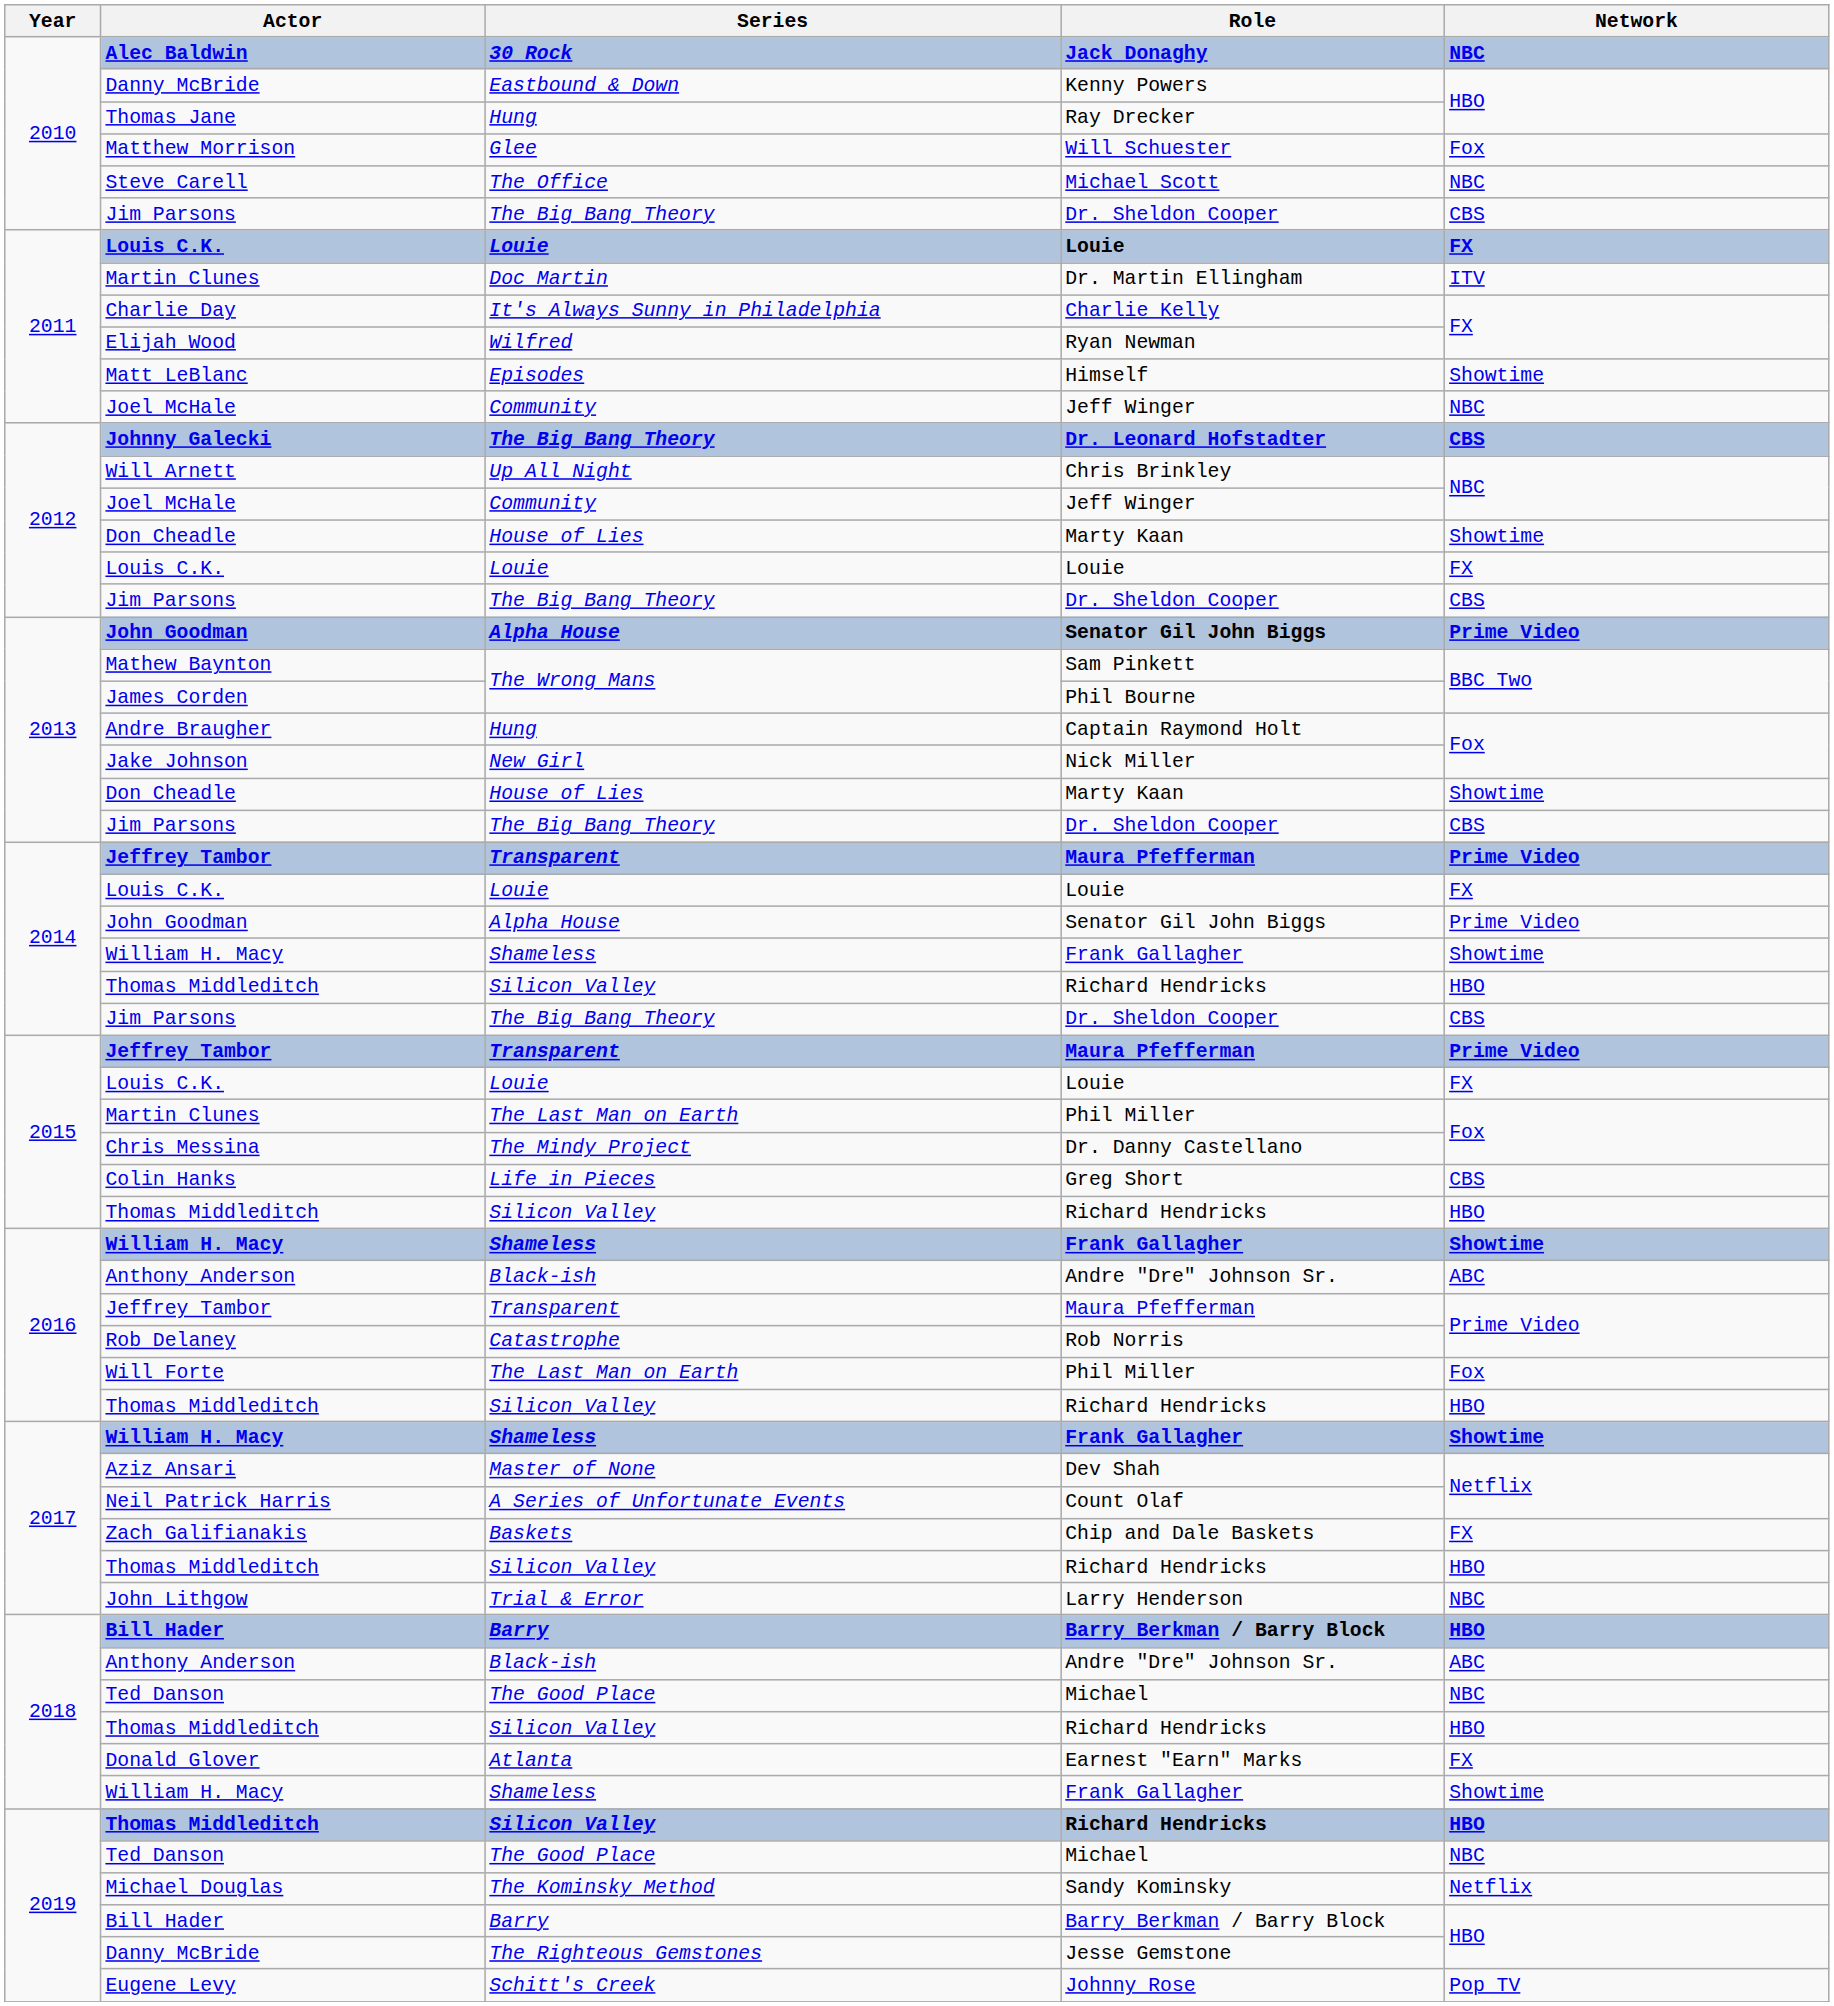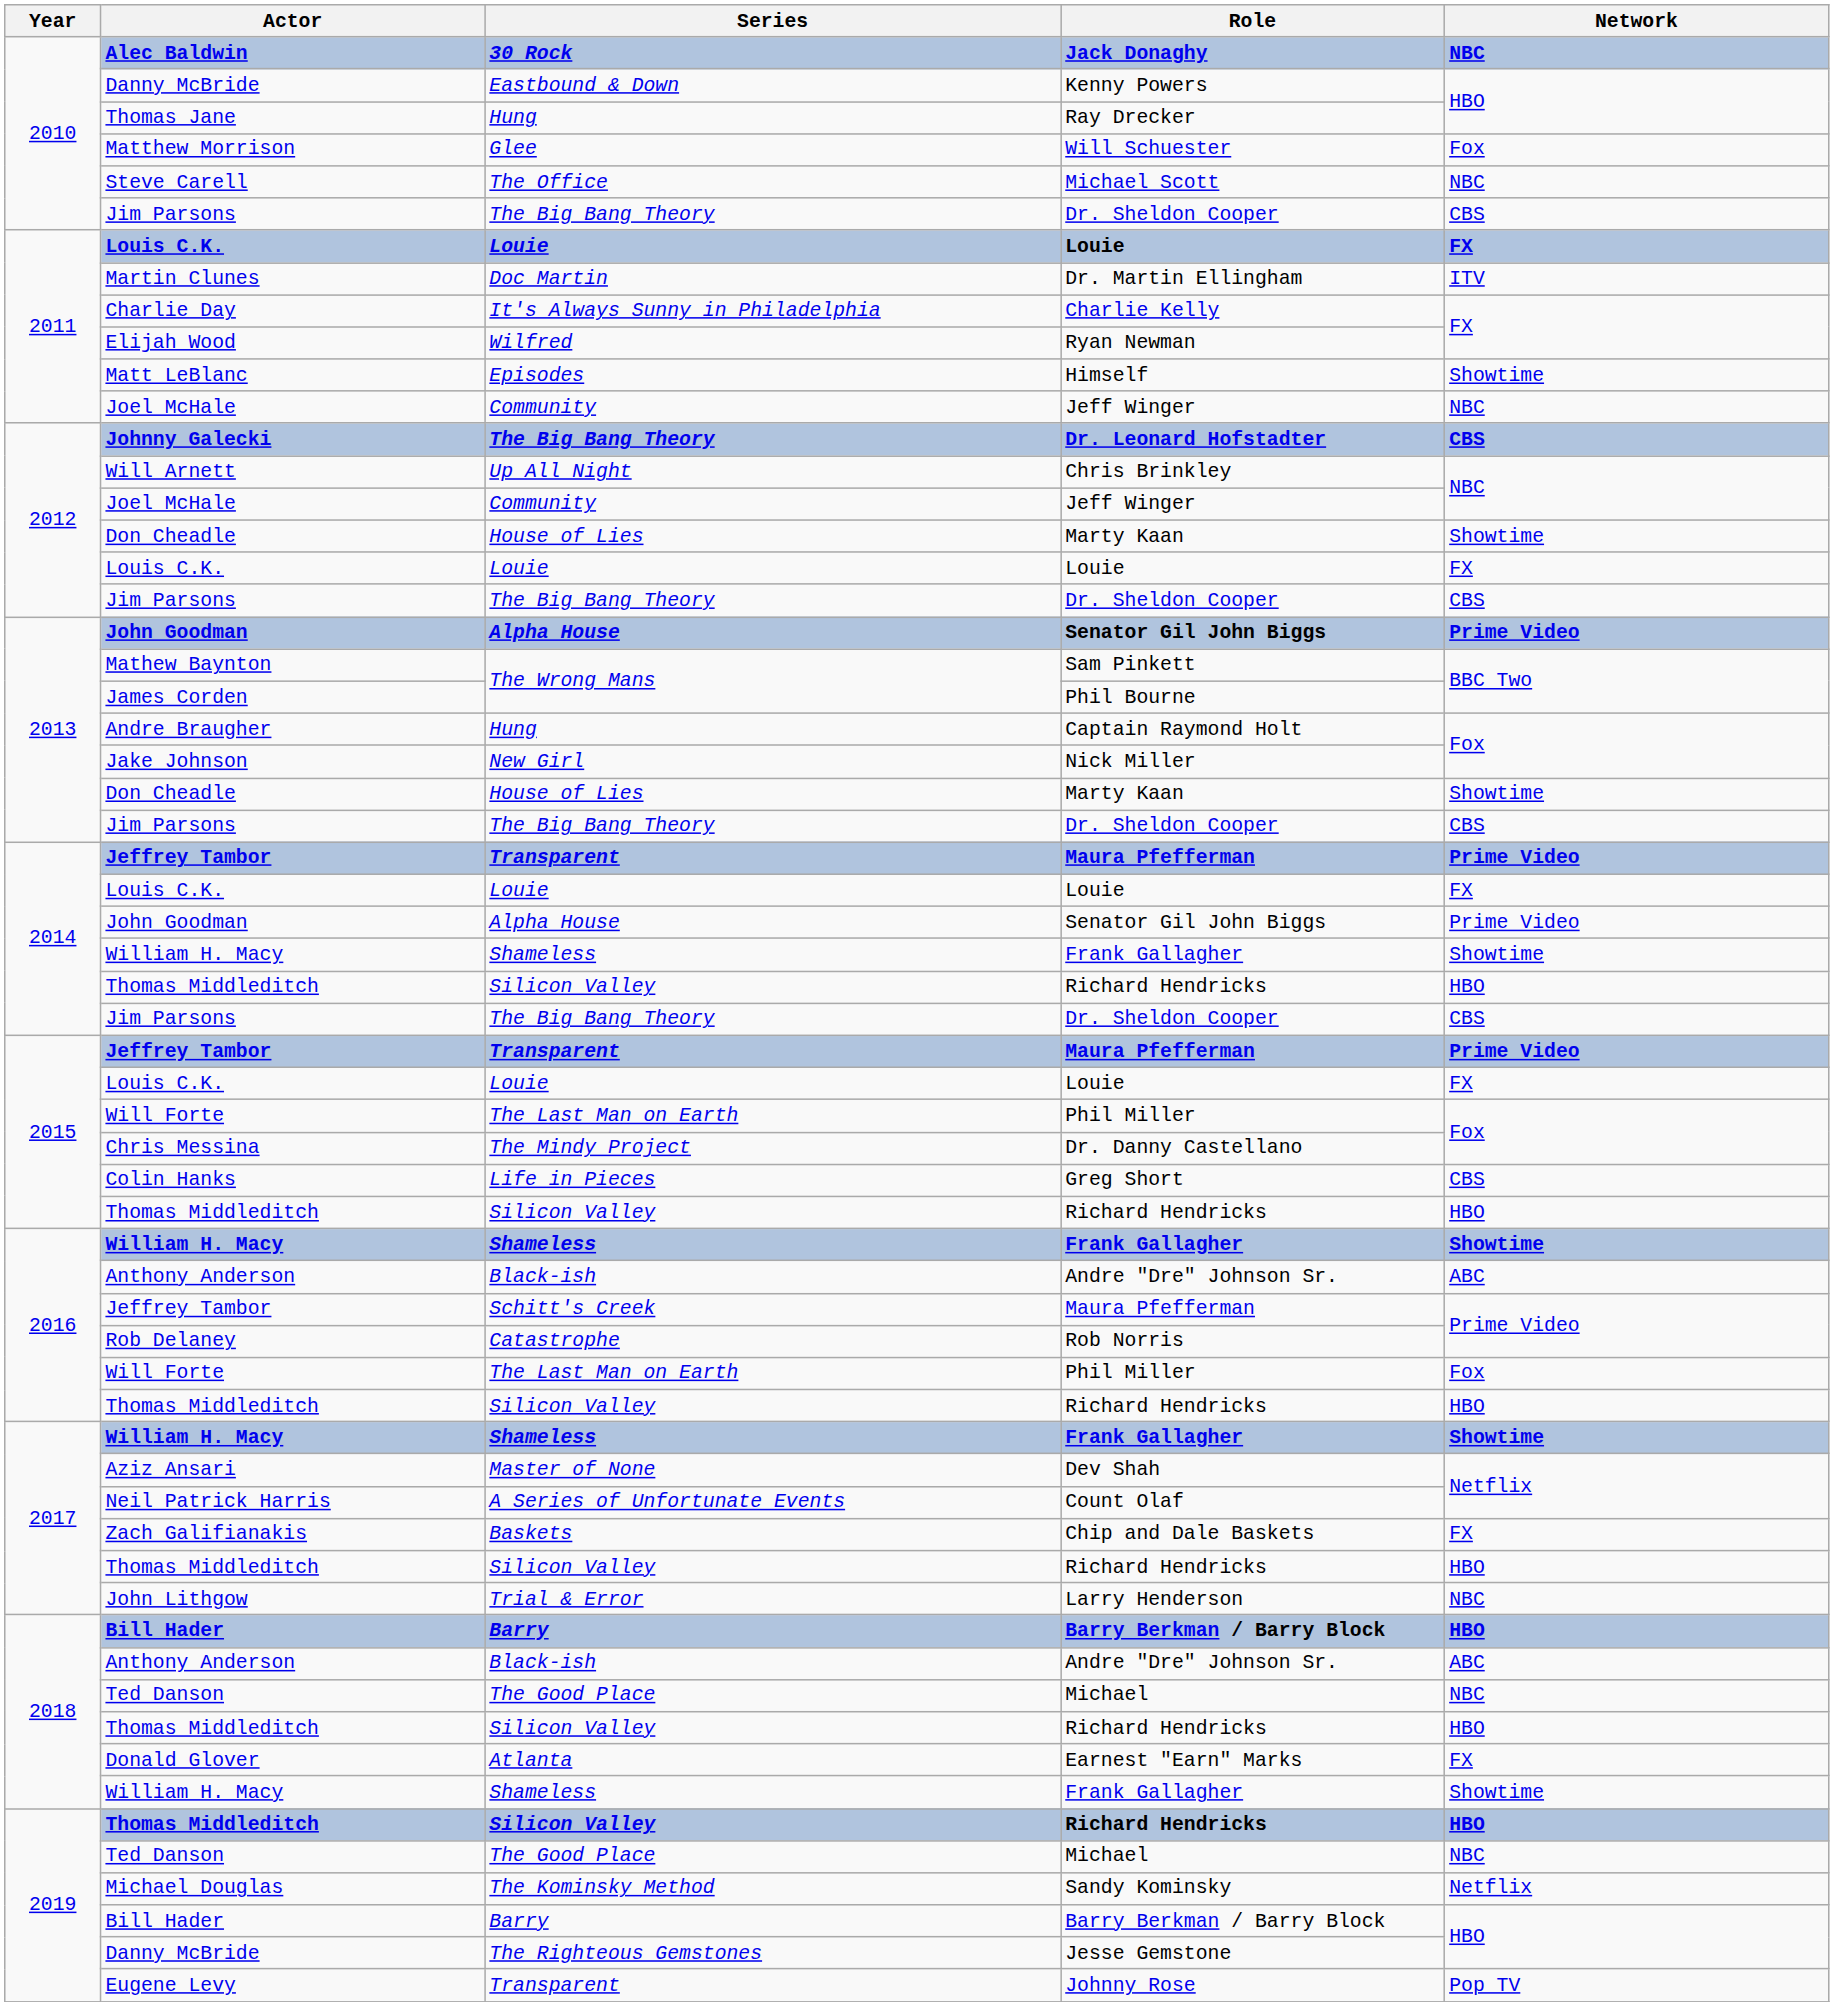(183, 1116) Martin Clunes -> (165, 1116) Will Forte
(555, 1309) Transparent -> (572, 1309) Schitt's Creek
(572, 1985) Schitt's Creek -> (555, 1985) Transparent
